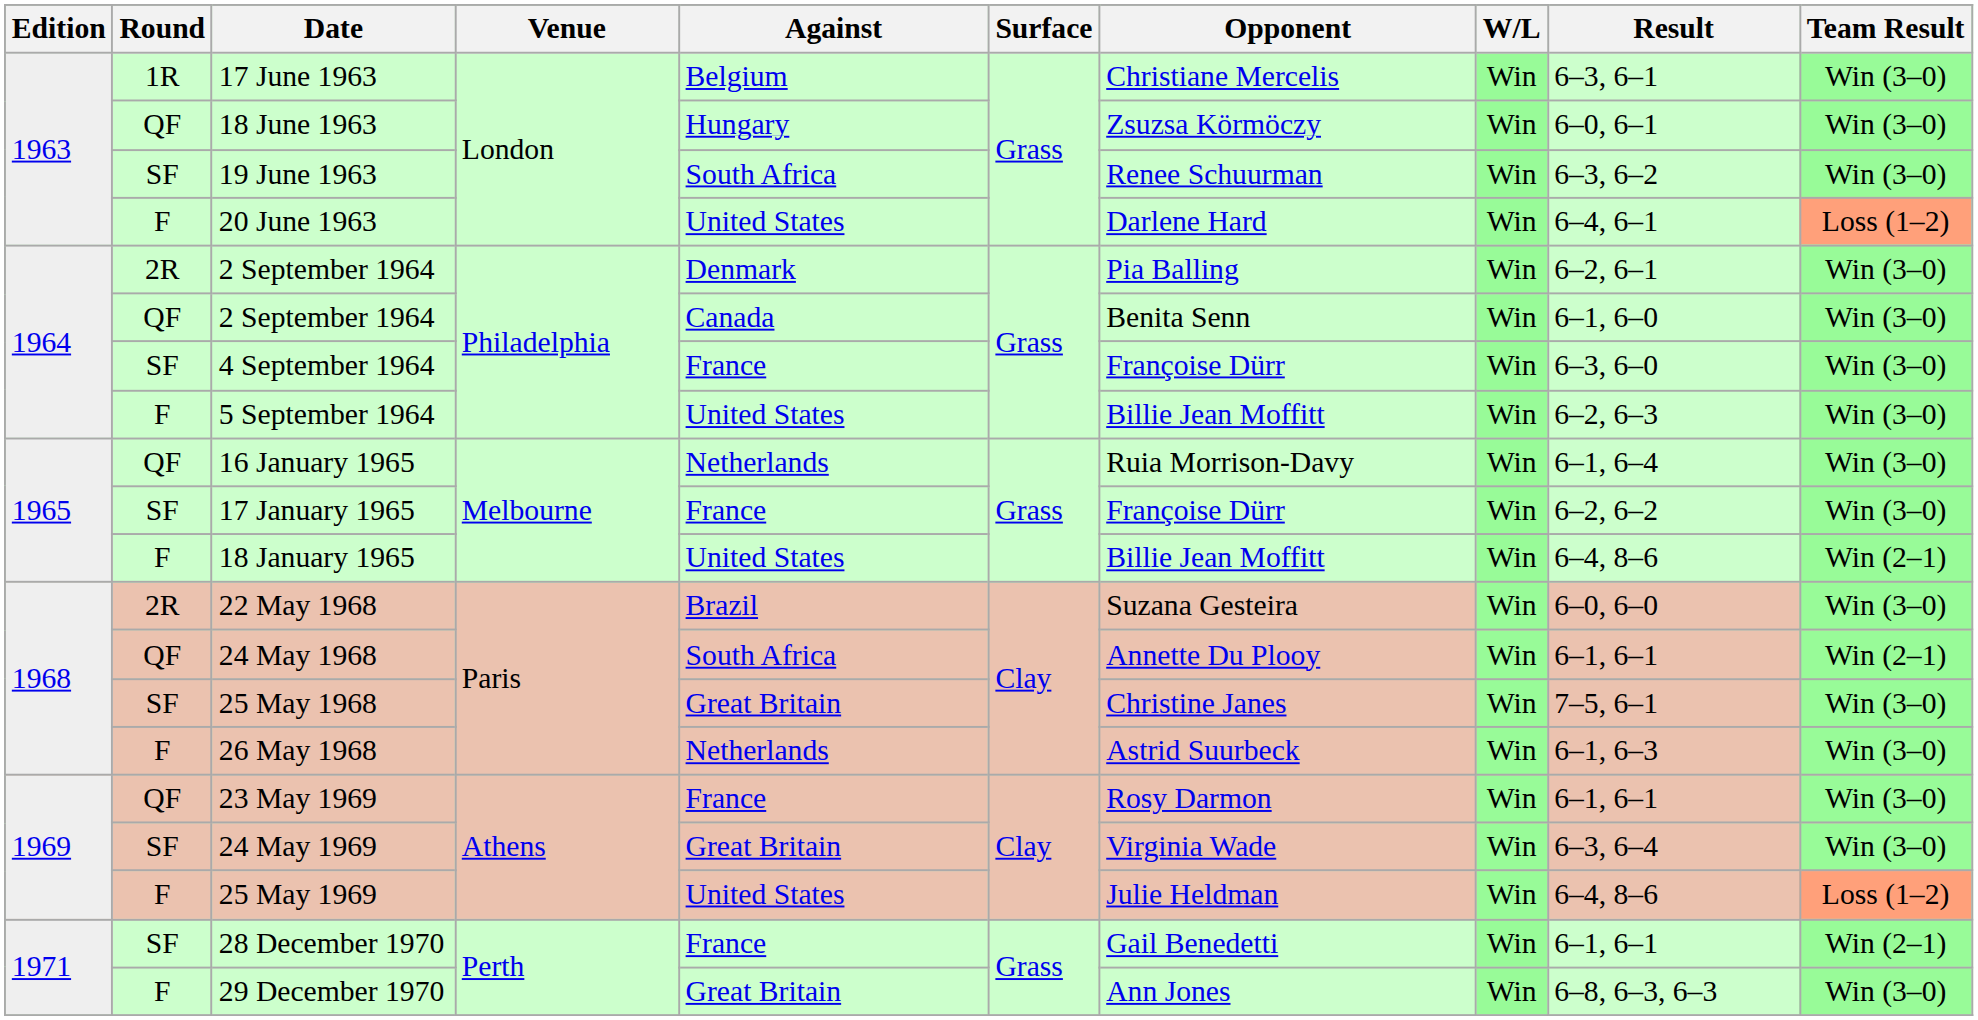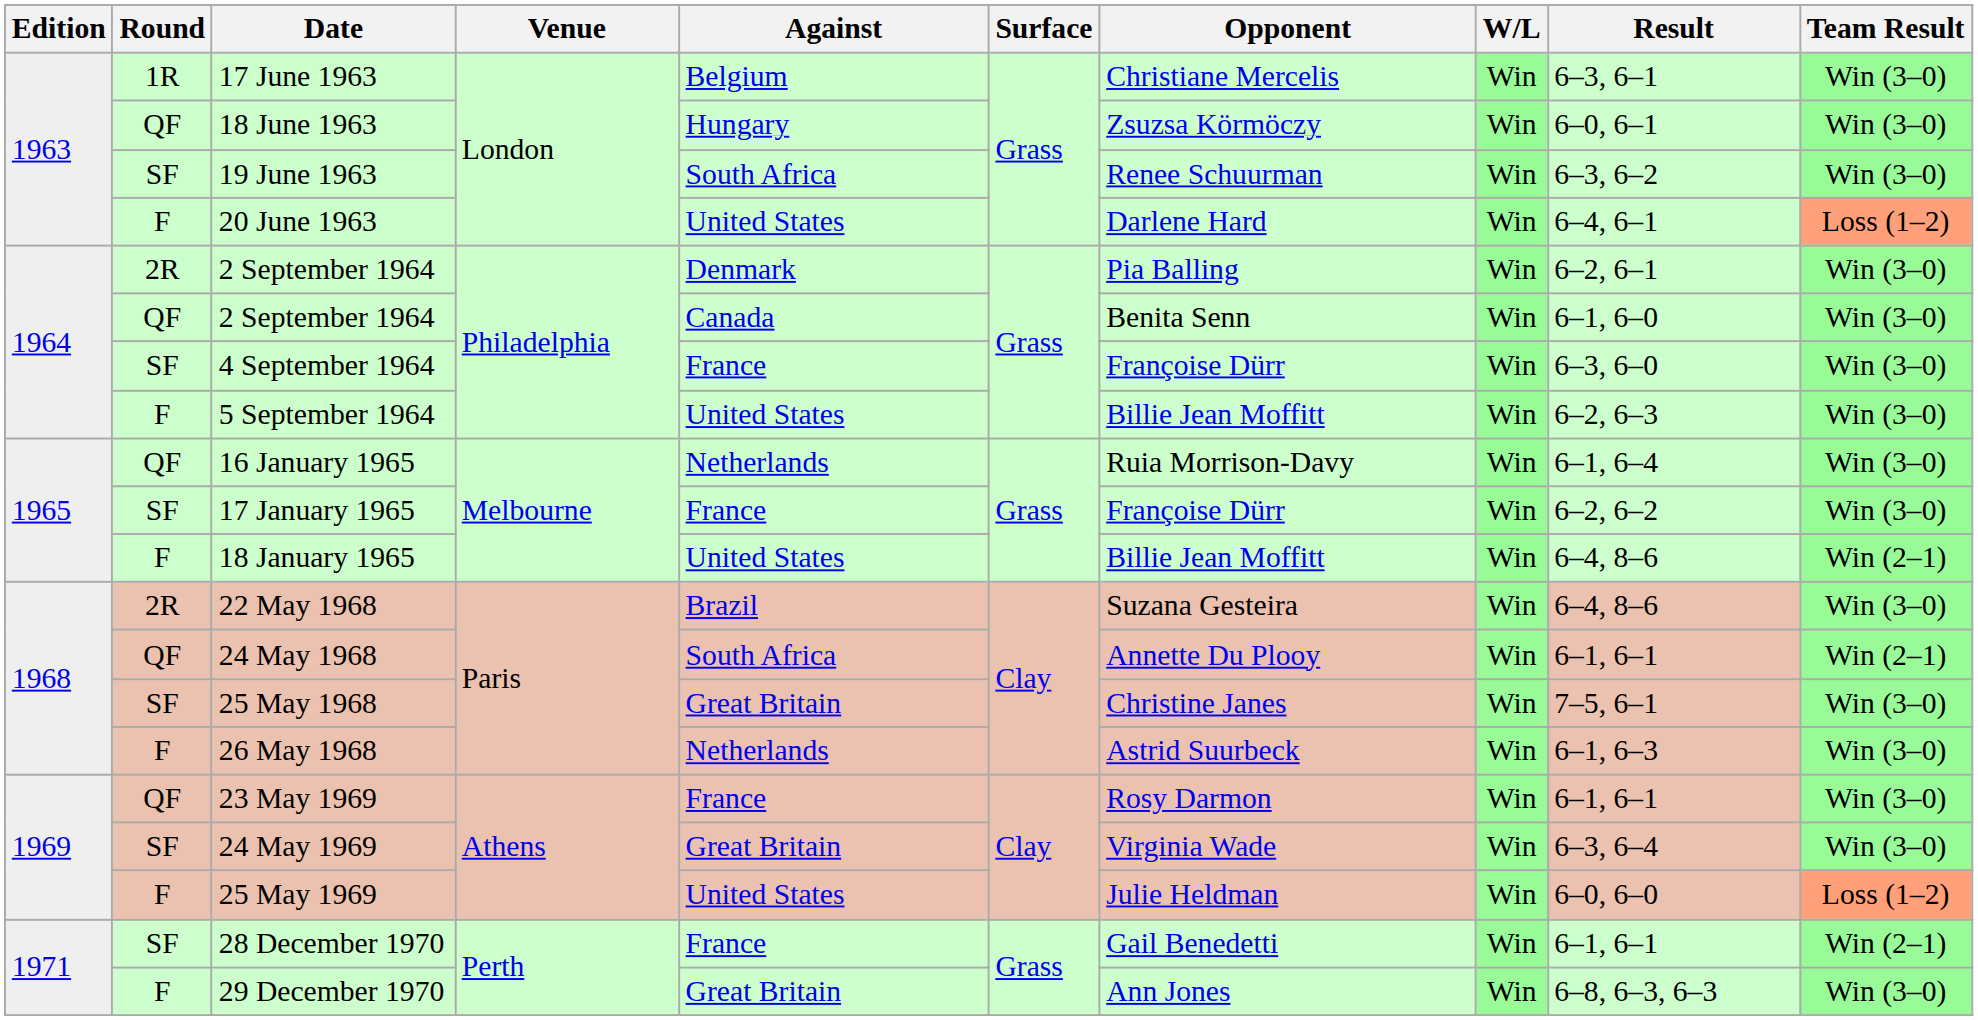(1606, 605) 6–0, 6–0 -> (1606, 605) 6–4, 8–6
(1606, 894) 6–4, 8–6 -> (1606, 894) 6–0, 6–0
